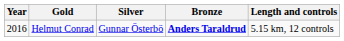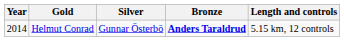(17, 28) 2016 -> (17, 28) 2014
